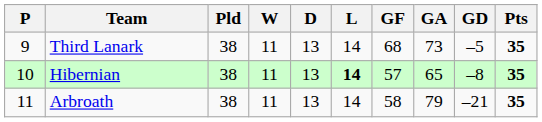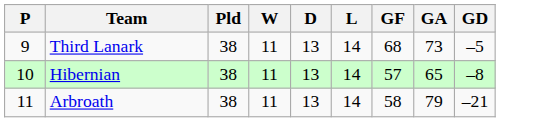- column: (516, 18)
(352, 74) bold -> (352, 74) normal
